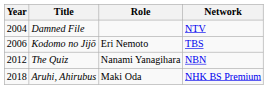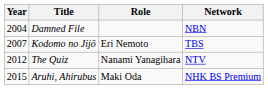(195, 28) NTV -> (196, 28) NBN
(17, 44) 2006 -> (17, 44) 2007
(196, 60) NBN -> (195, 60) NTV
(17, 76) 2018 -> (17, 76) 2015
